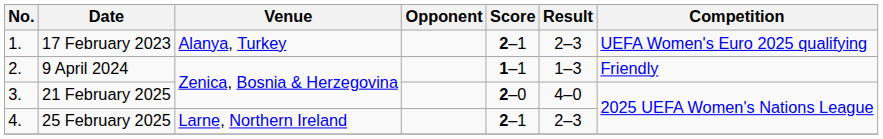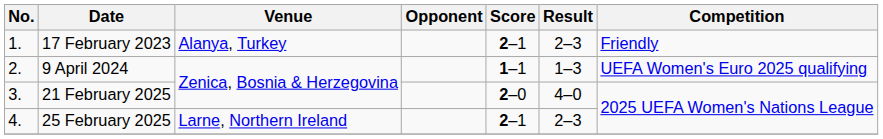(734, 43) UEFA Women's Euro 2025 qualifying -> (629, 43) Friendly
(629, 69) Friendly -> (734, 69) UEFA Women's Euro 2025 qualifying
